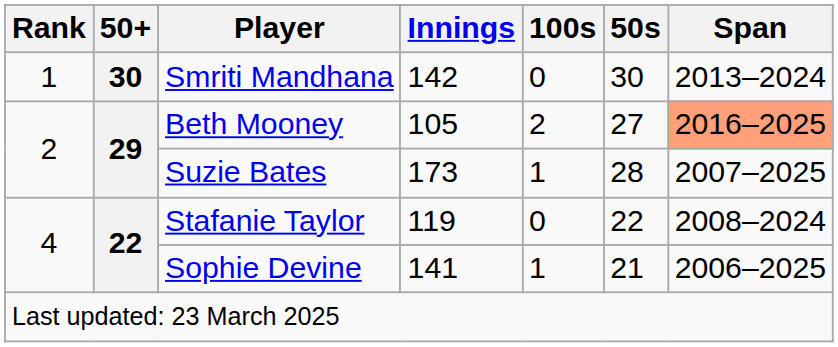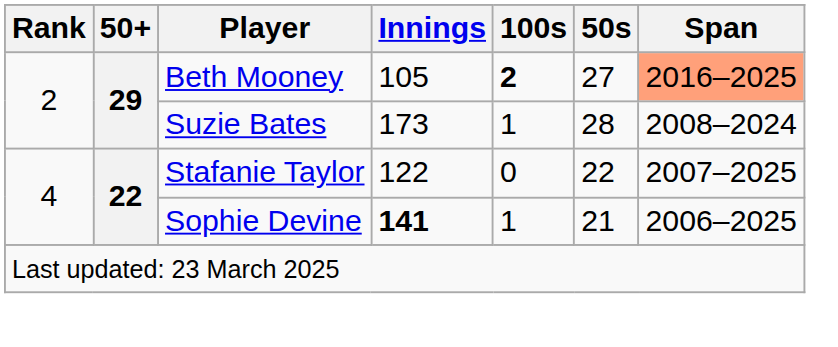- row: (279, 76)
(537, 124) normal -> (508, 76) bold
(750, 172) 2007–2025 -> (721, 124) 2008–2024
(432, 220) 119 -> (404, 172) 122
(750, 220) 2008–2024 -> (721, 172) 2007–2025
(433, 268) normal -> (404, 220) bold
